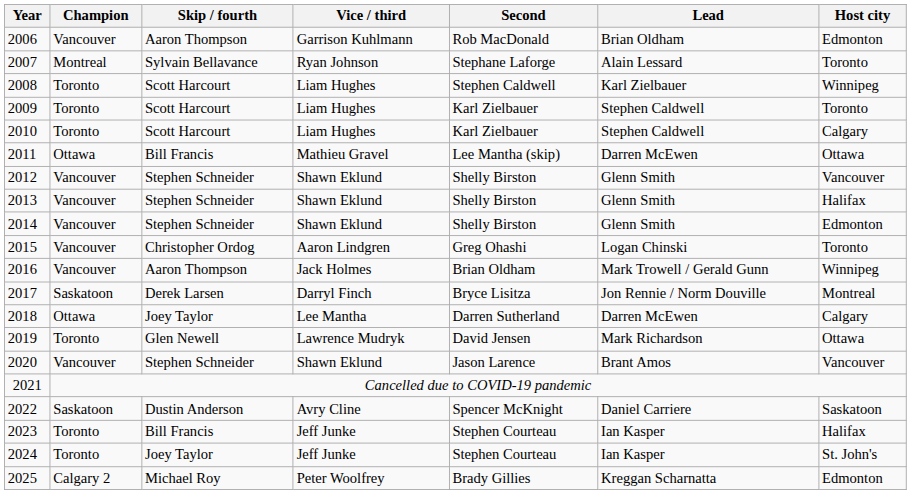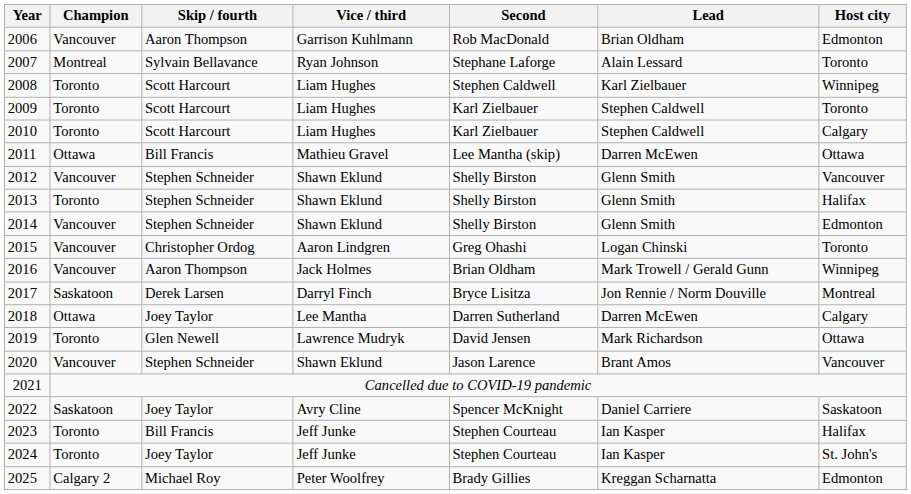(84, 200) Vancouver -> (76, 200) Toronto
(194, 408) Dustin Anderson -> (179, 408) Joey Taylor
